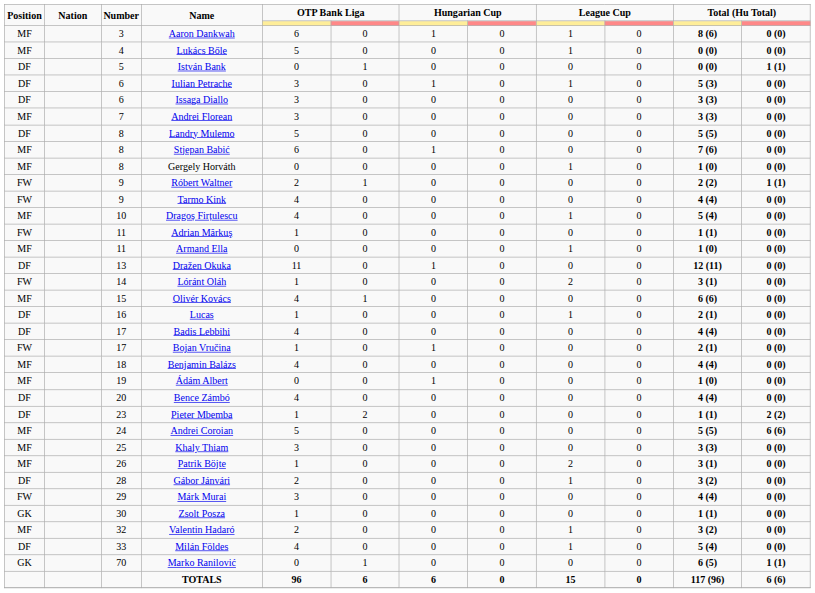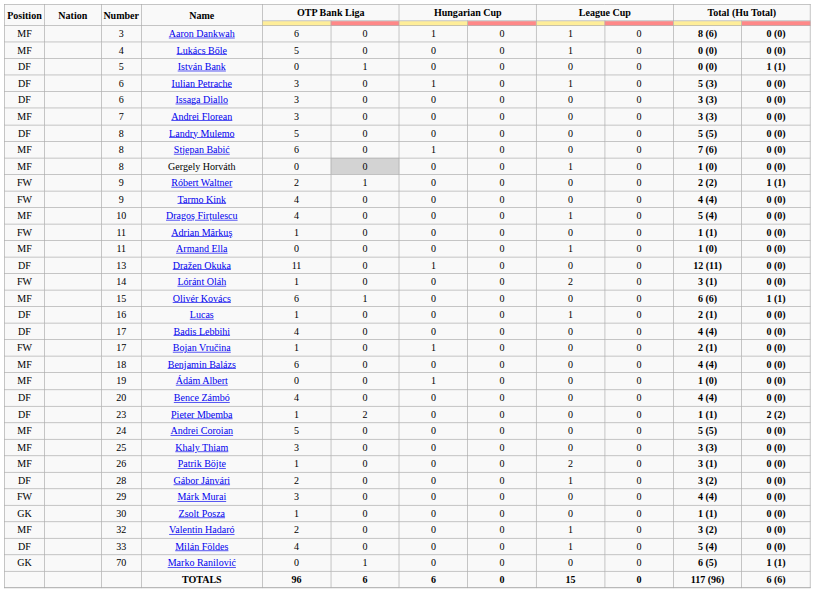(365, 166) no background -> (365, 166) lightgrey background
(297, 298) 4 -> (297, 298) 6
(776, 298) 0 (0) -> (776, 298) 1 (1)
(297, 364) 4 -> (297, 364) 6
(776, 431) 6 (6) -> (776, 431) 0 (0)
